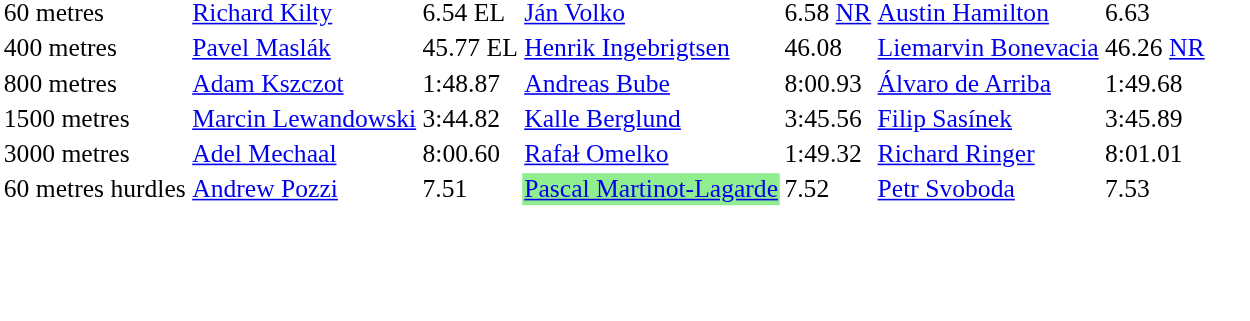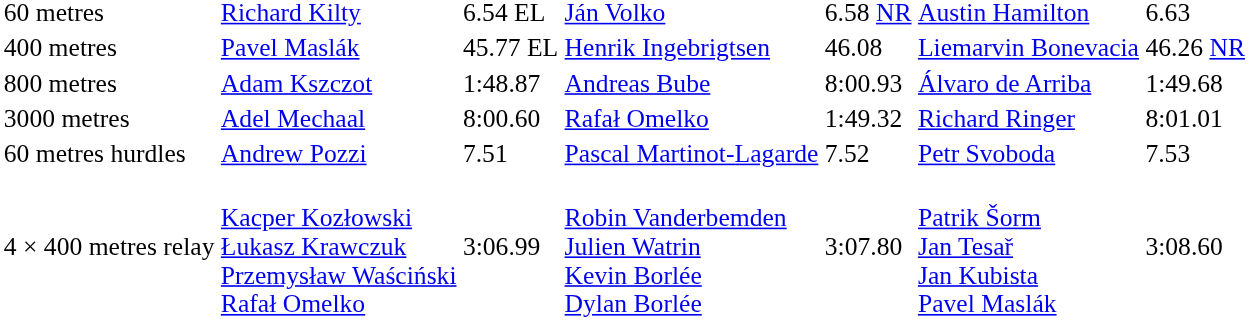- row: (67, 118)
(651, 188) lightgreen background -> (691, 153) no background
+ row: (109, 246)
